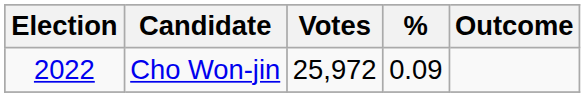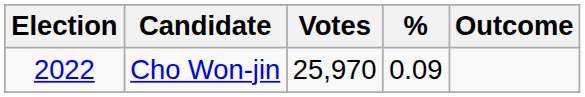(335, 69) 25,972 -> (335, 69) 25,970
